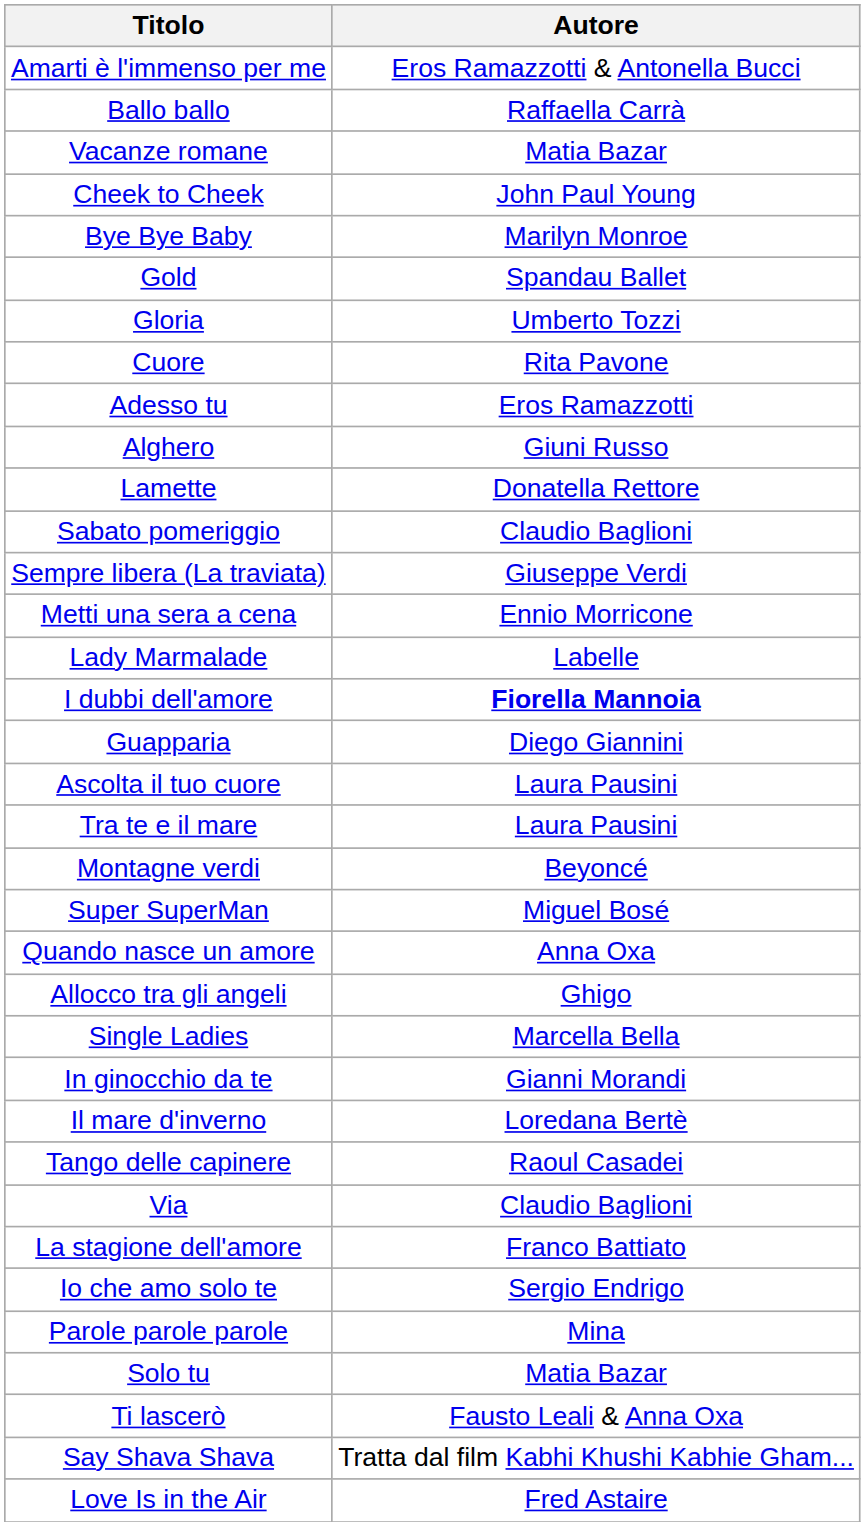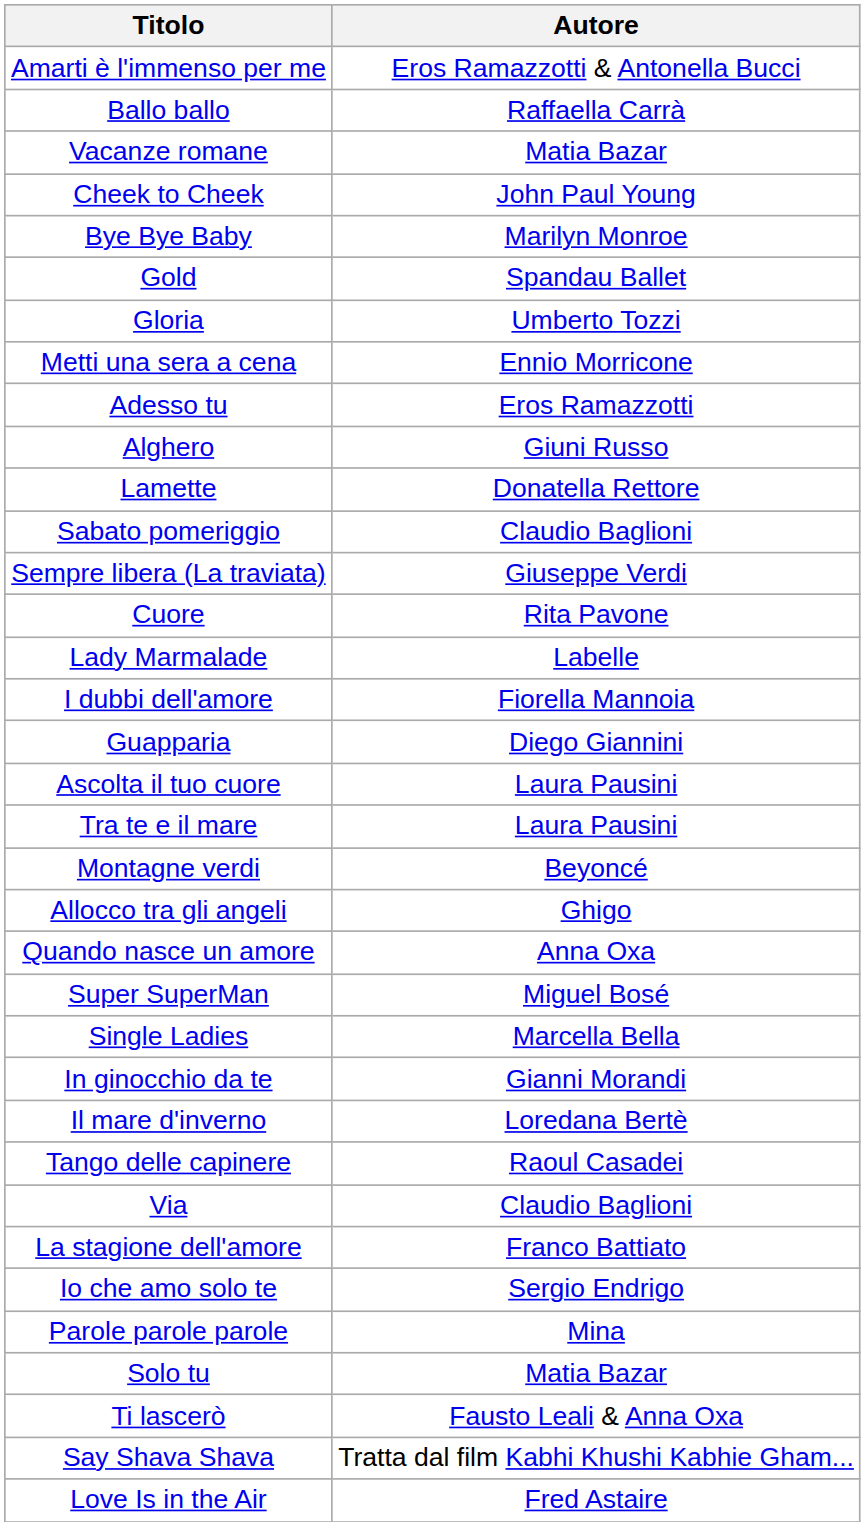rows swapped: (168, 615) <-> (168, 362)
(596, 699) bold -> (596, 699) normal
rows swapped: (168, 910) <-> (168, 994)
